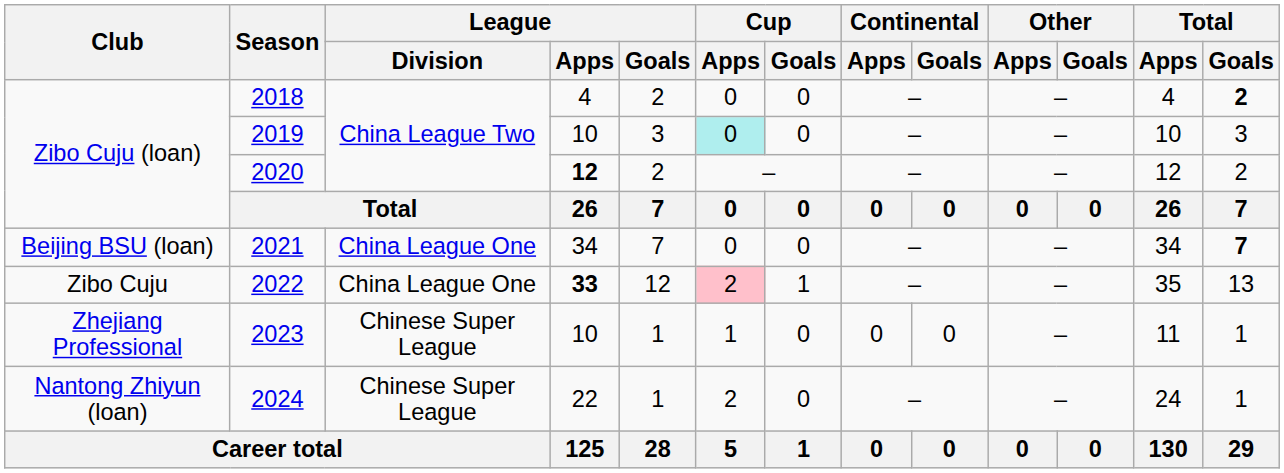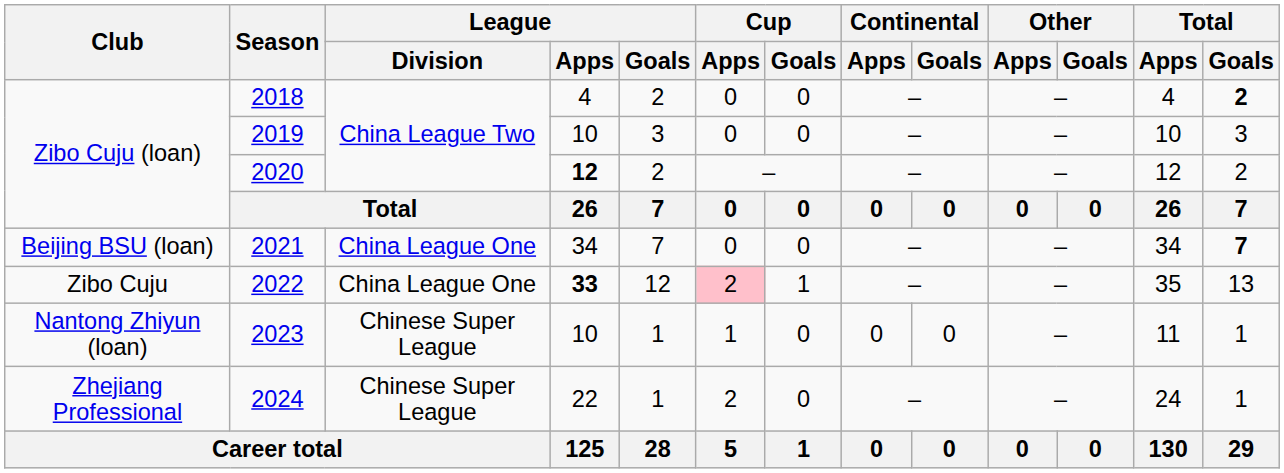(731, 135) paleturquoise background -> (731, 135) no background
(117, 334) Zhejiang Professional -> (117, 334) Nantong Zhiyun (loan)
(117, 398) Nantong Zhiyun (loan) -> (117, 398) Zhejiang Professional
